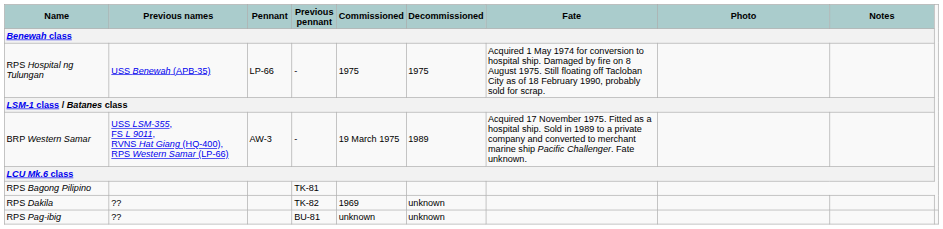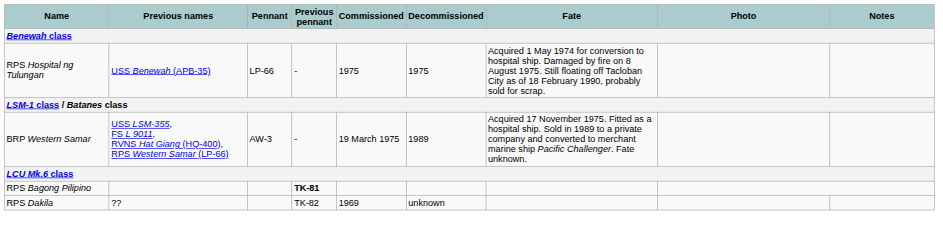(307, 188) normal -> (307, 188) bold
- row: (34, 216)
